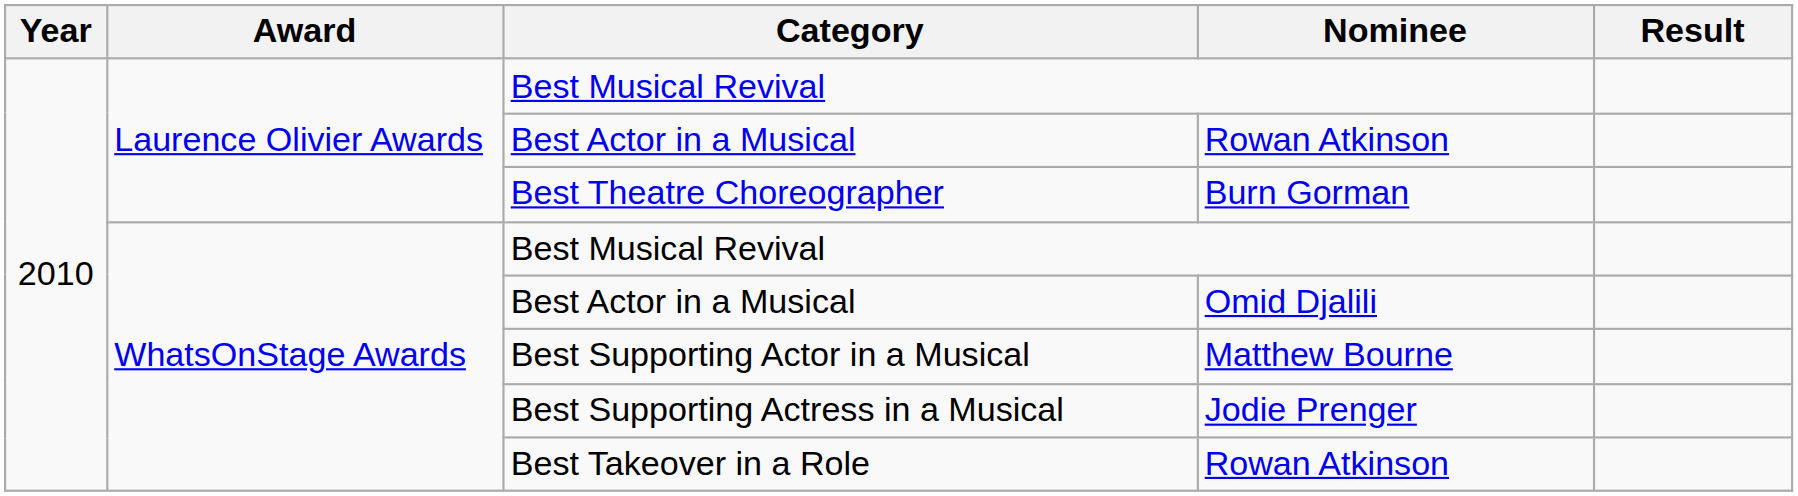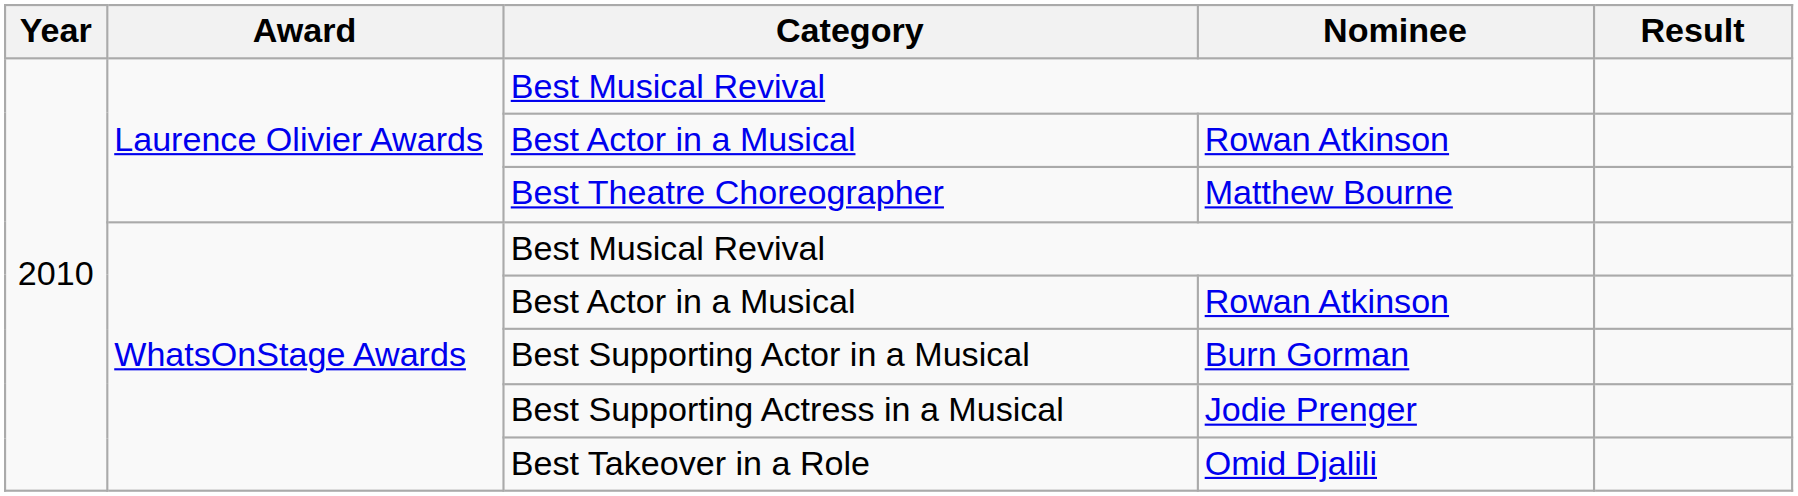(1307, 193) Burn Gorman -> (1329, 193) Matthew Bourne
(1291, 301) Omid Djalili -> (1327, 301) Rowan Atkinson
(1329, 355) Matthew Bourne -> (1307, 355) Burn Gorman
(1327, 463) Rowan Atkinson -> (1291, 463) Omid Djalili
